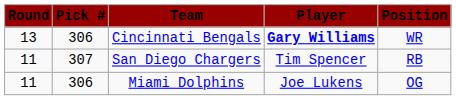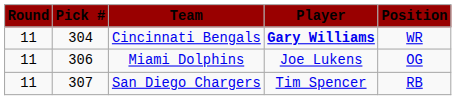(28, 38) 13 -> (28, 38) 11
(81, 38) 306 -> (81, 38) 304
rows swapped: (186, 83) <-> (186, 61)
